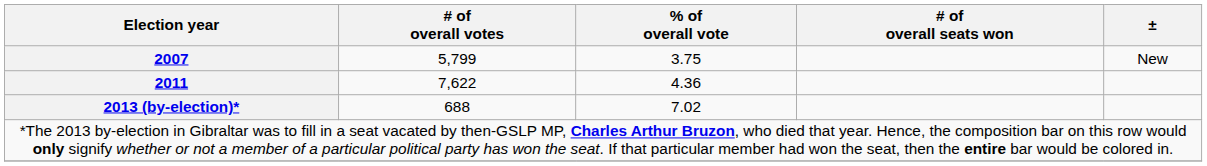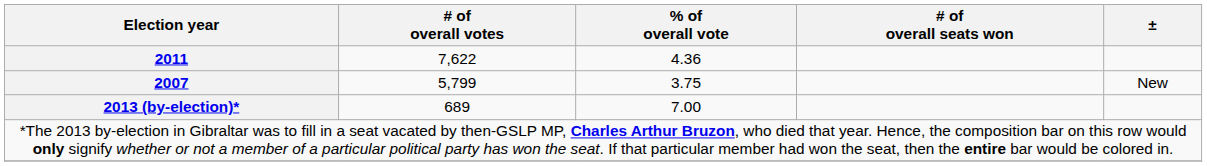rows swapped: (171, 58) <-> (171, 82)
(457, 107) 688 -> (457, 107) 689
(686, 107) 7.02 -> (686, 107) 7.00
